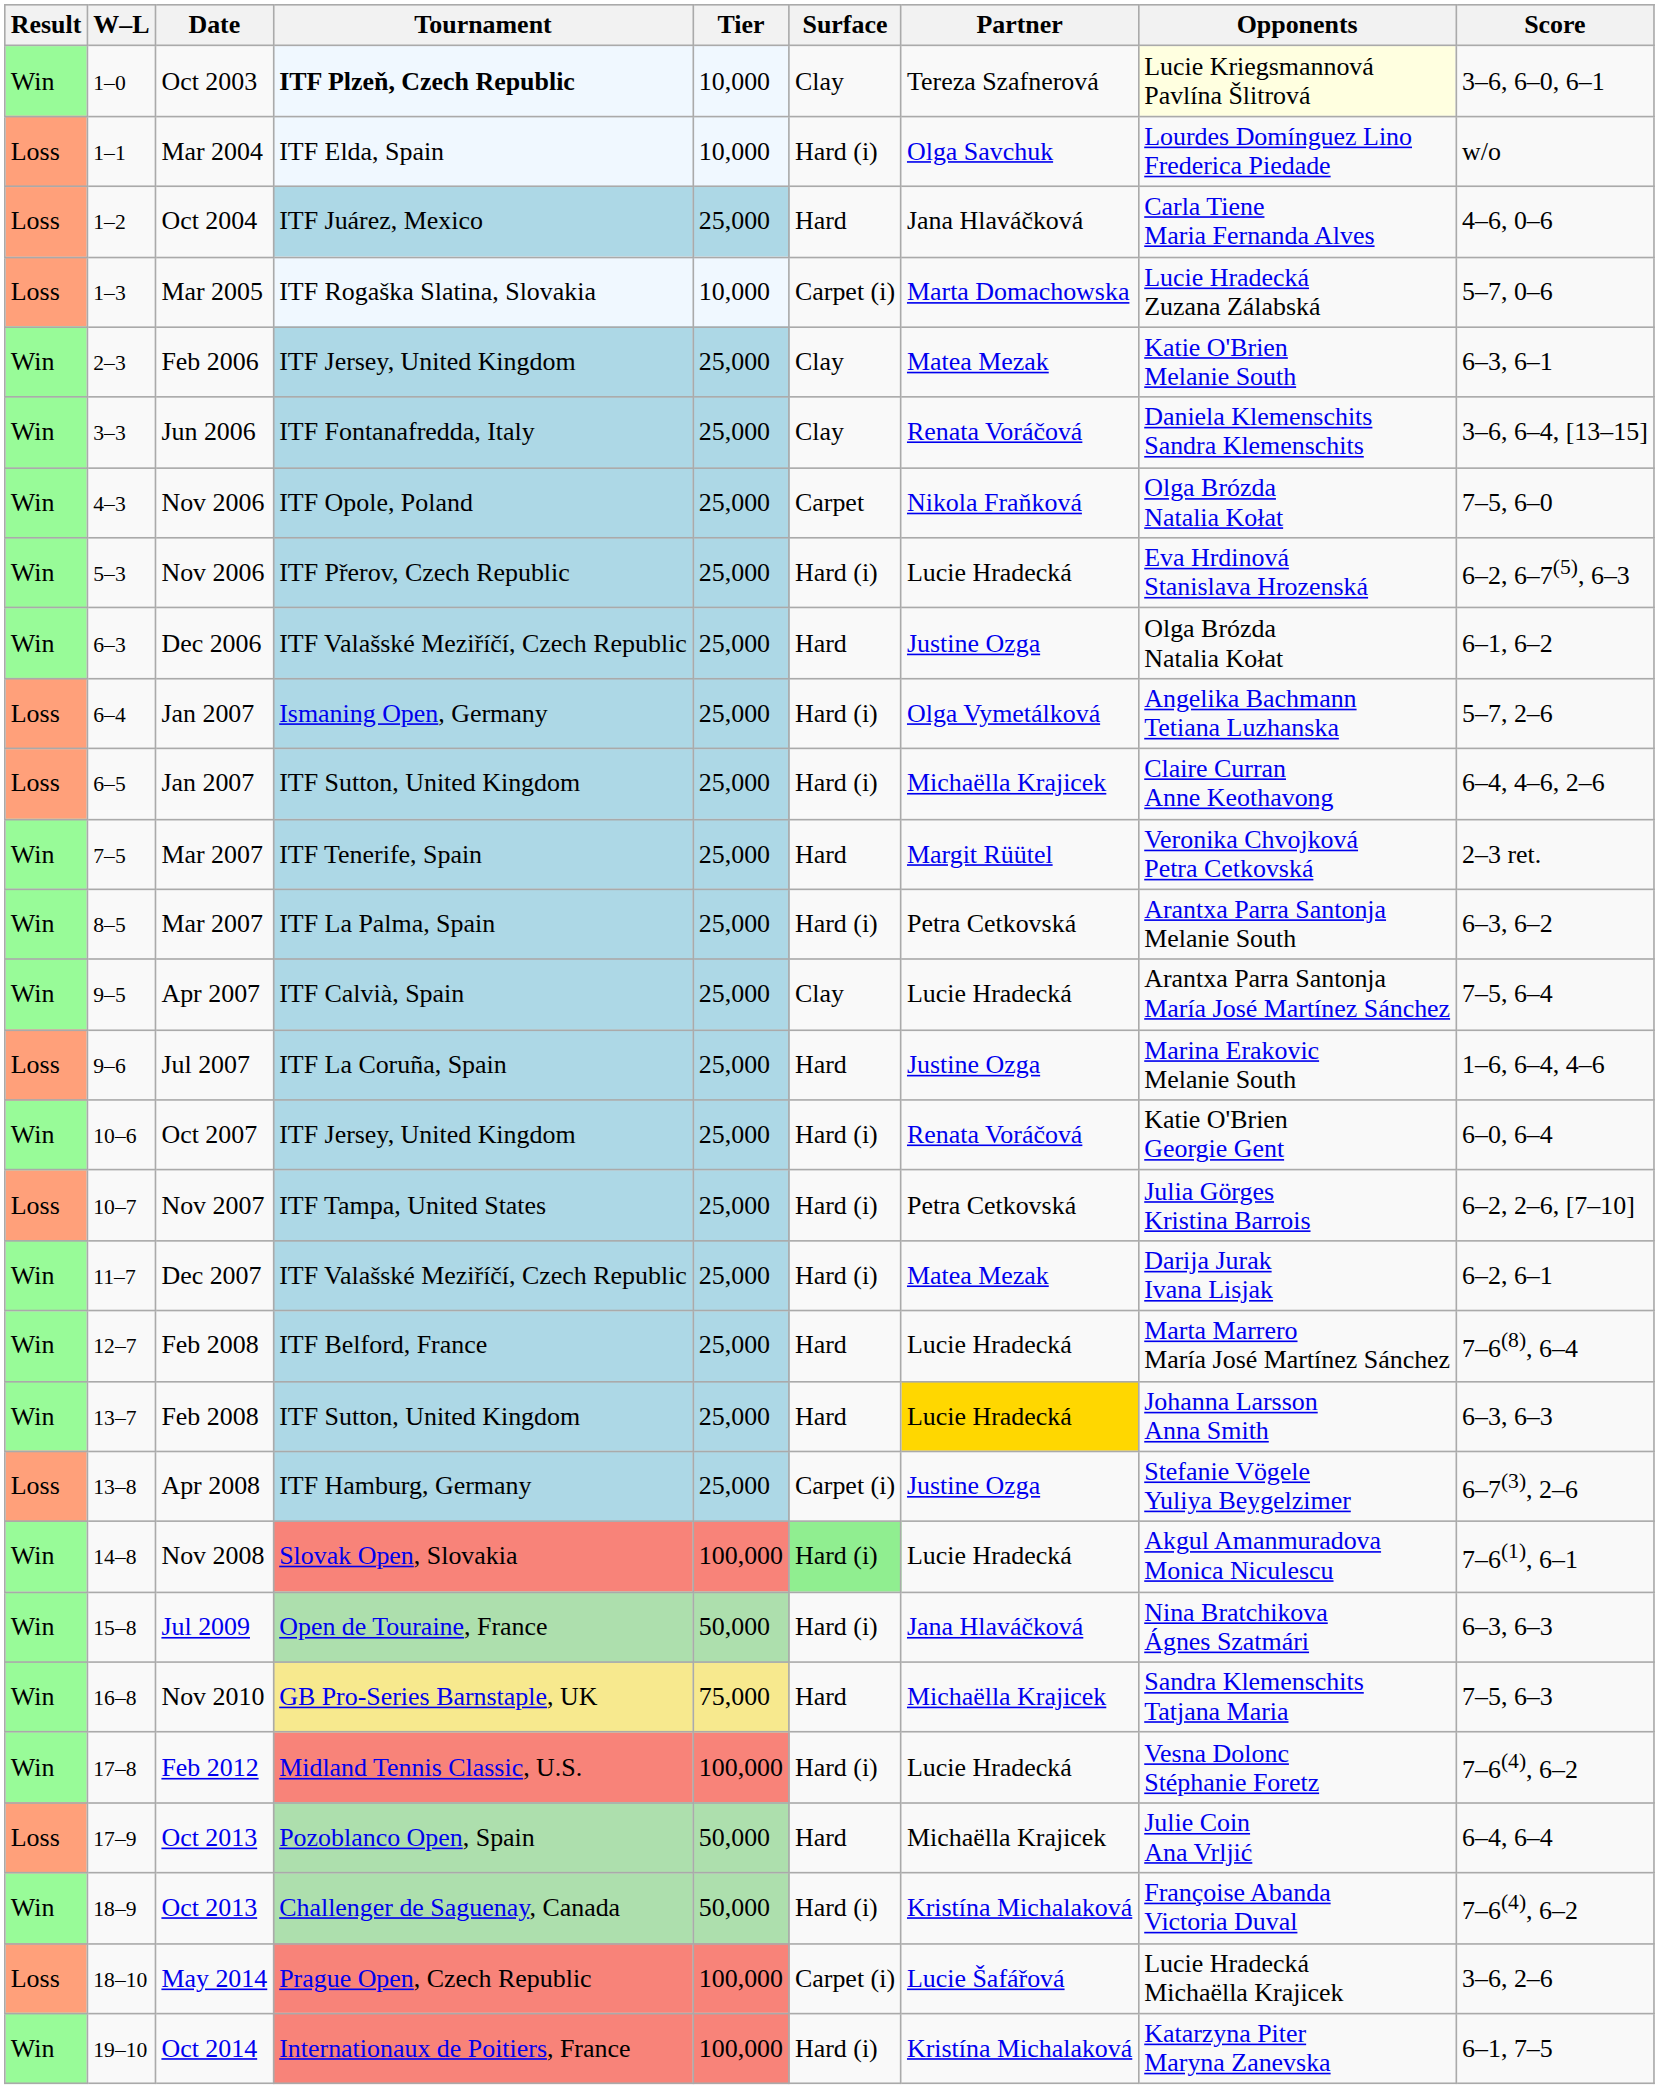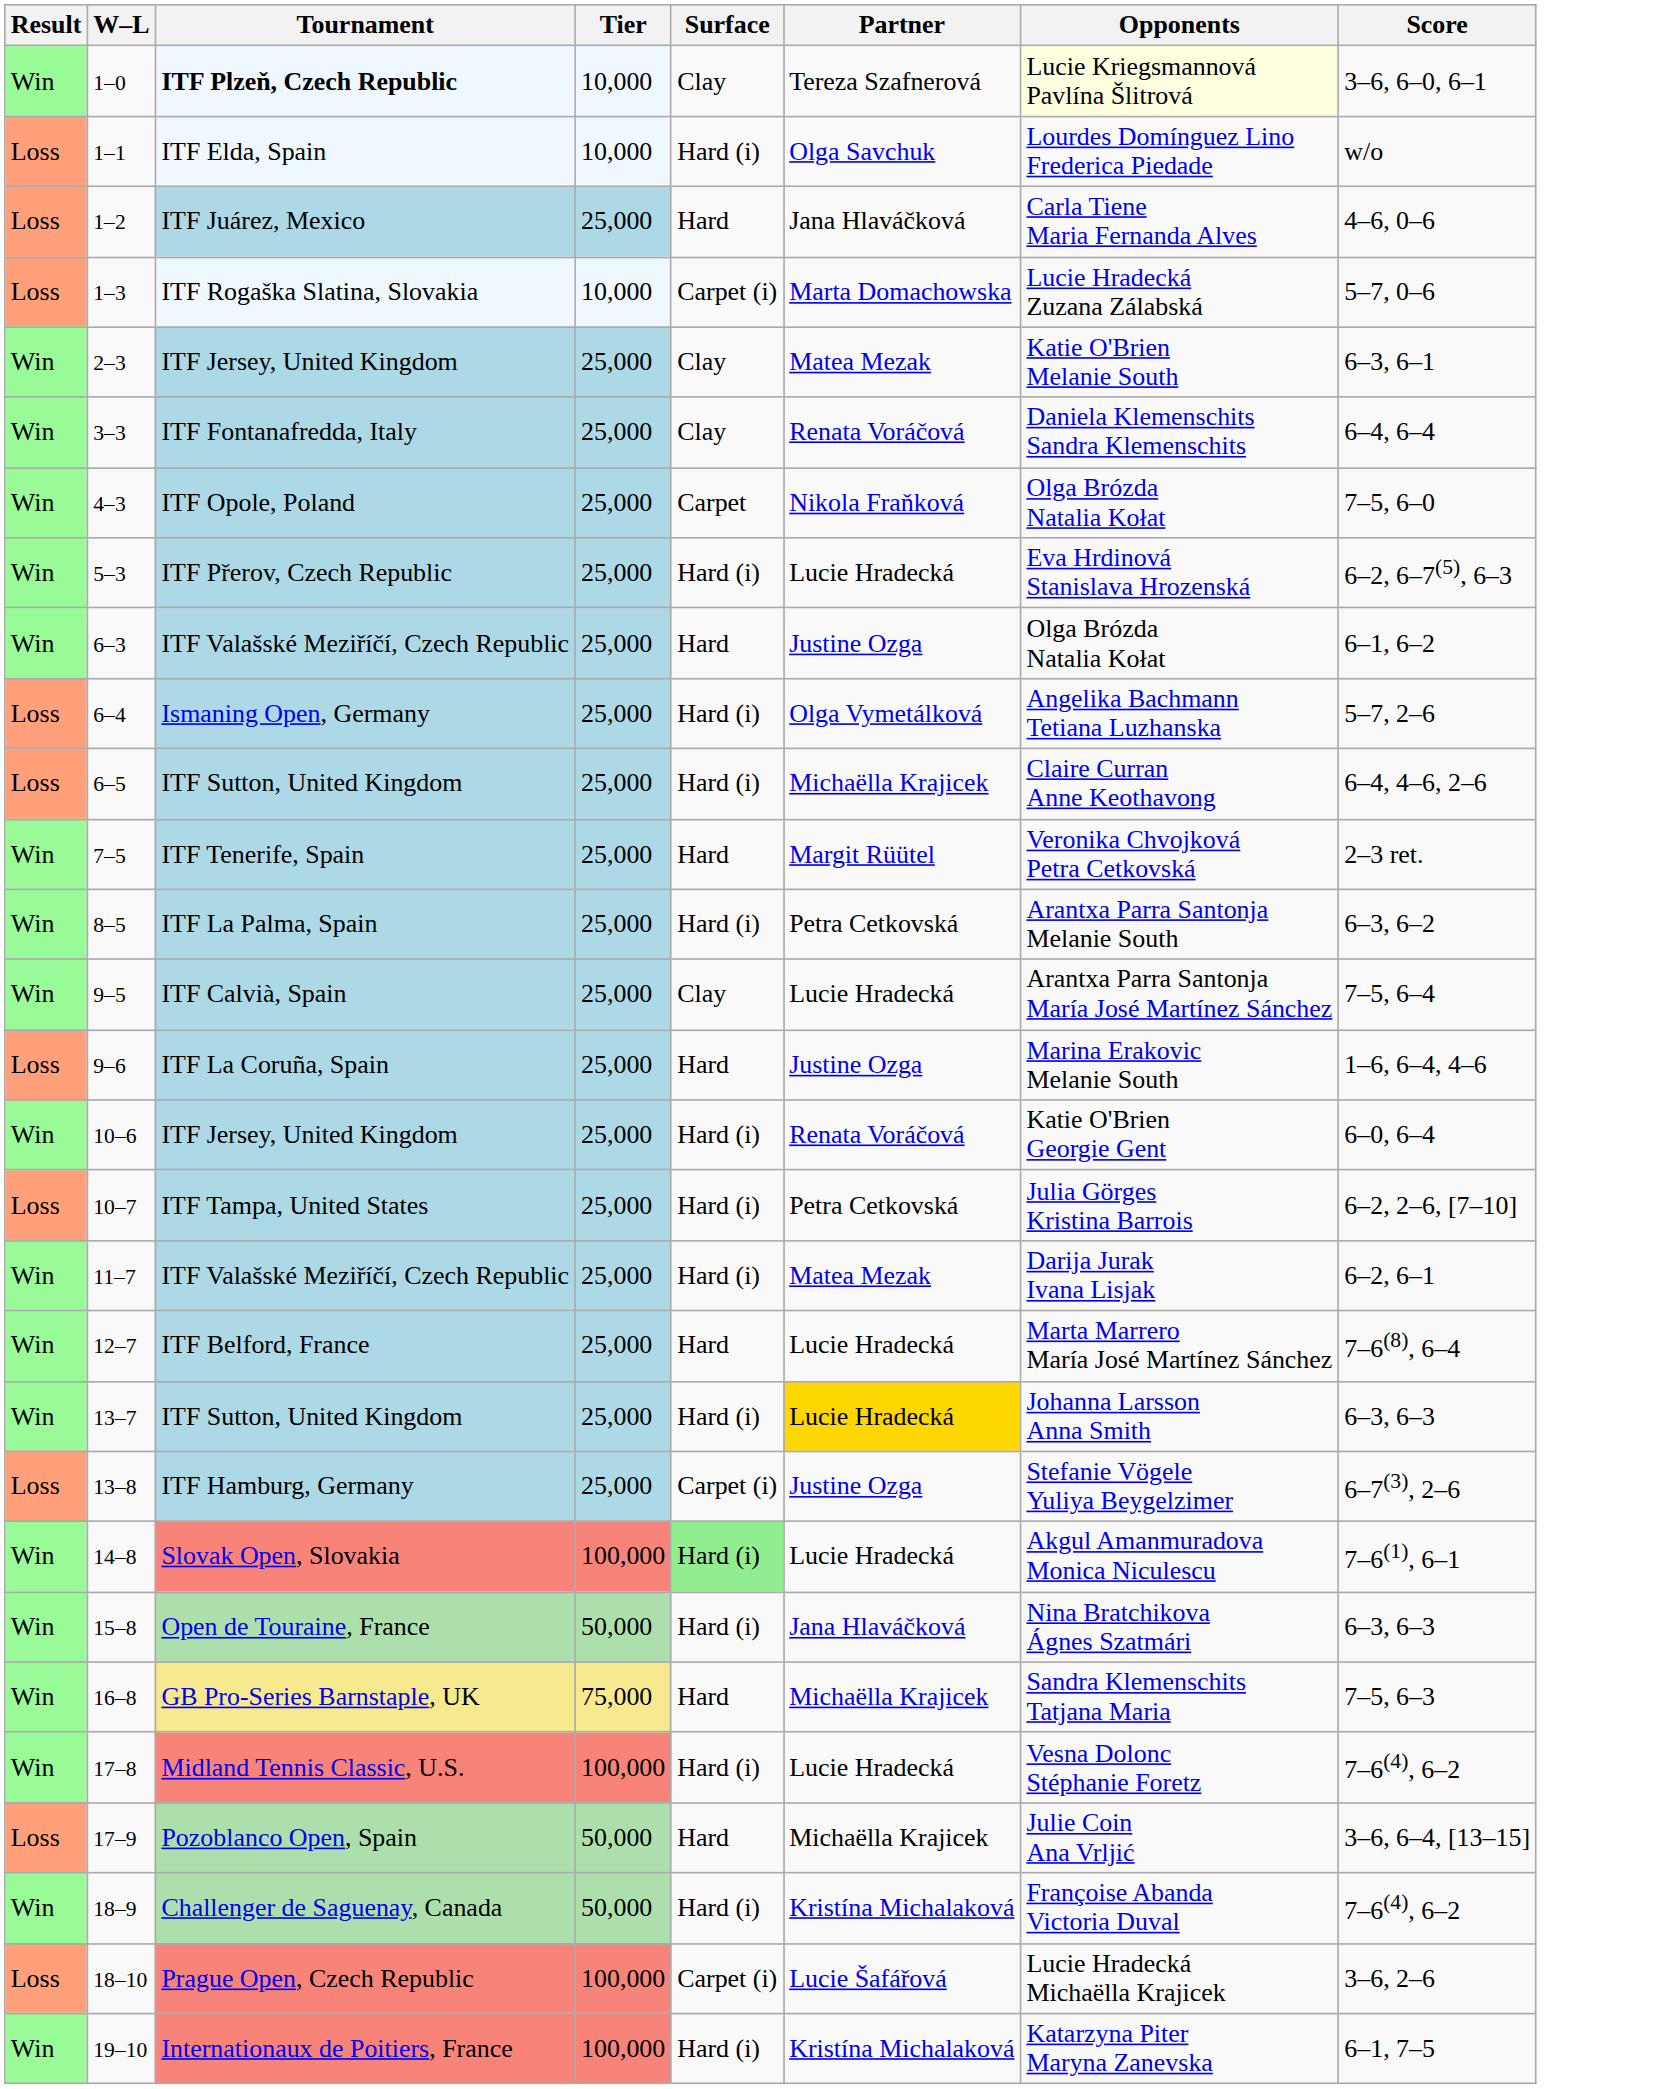- column: (214, 25)
(1555, 432) 3–6, 6–4, [13–15] -> (1390, 432) 6–4, 6–4
(821, 1415) Hard -> (719, 1415) Hard (i)
(1507, 1837) 6–4, 6–4 -> (1437, 1837) 3–6, 6–4, [13–15]
